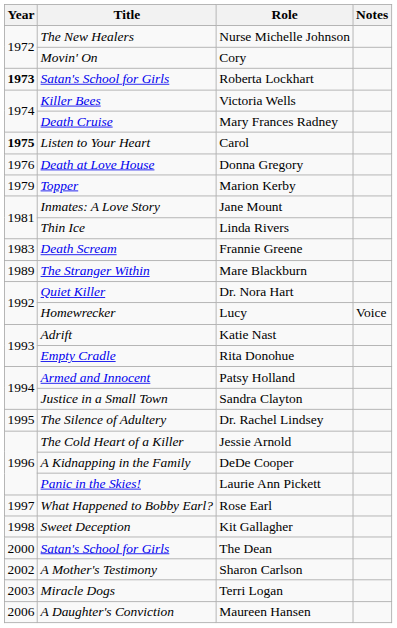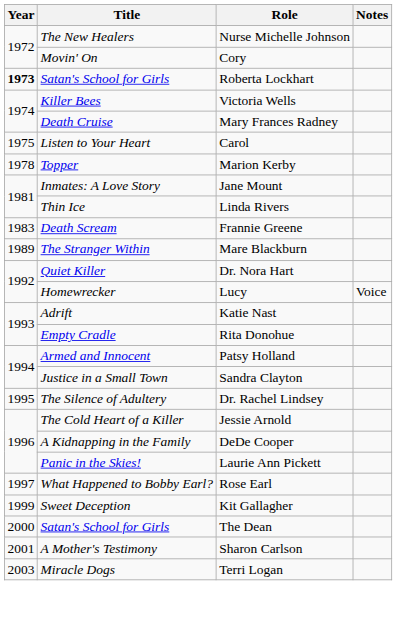(21, 143) bold -> (21, 143) normal
- row: (261, 164)
(21, 185) 1979 -> (21, 164) 1978
(21, 526) 1998 -> (21, 505) 1999
(21, 569) 2002 -> (21, 548) 2001
- row: (265, 611)
